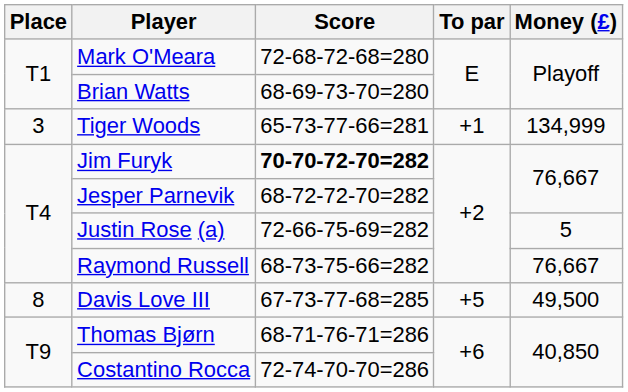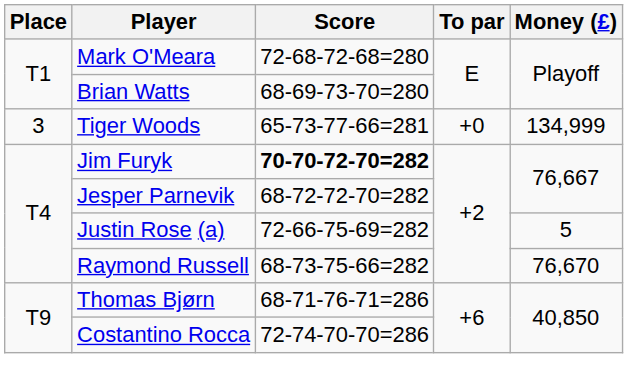(472, 126) +1 -> (472, 126) +0
(566, 265) 76,667 -> (566, 265) 76,670
- row: (144, 299)
